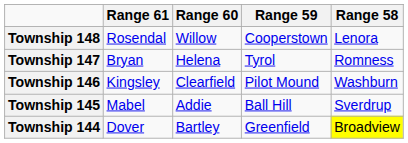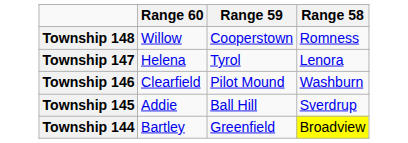- column: (138, 15)
(356, 37) Lenora -> (329, 37) Romness
(364, 60) Romness -> (322, 60) Lenora
